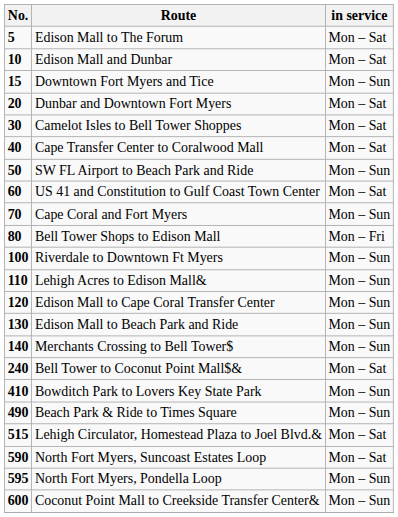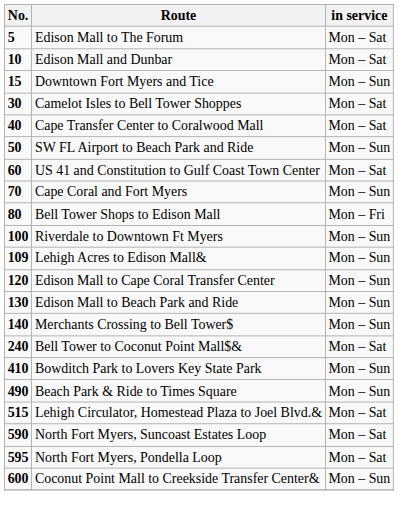- row: (133, 103)
(18, 280) 110 -> (18, 258) 109
(359, 479) Mon – Sun -> (357, 457) Mon – Sat
